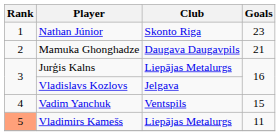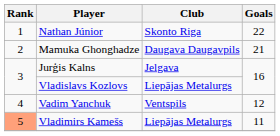(259, 31) 23 -> (259, 31) 22
(188, 67) Liepājas Metalurgs -> (162, 67) Jelgava
(162, 85) Jelgava -> (188, 85) Liepājas Metalurgs
(259, 103) 15 -> (259, 103) 12
